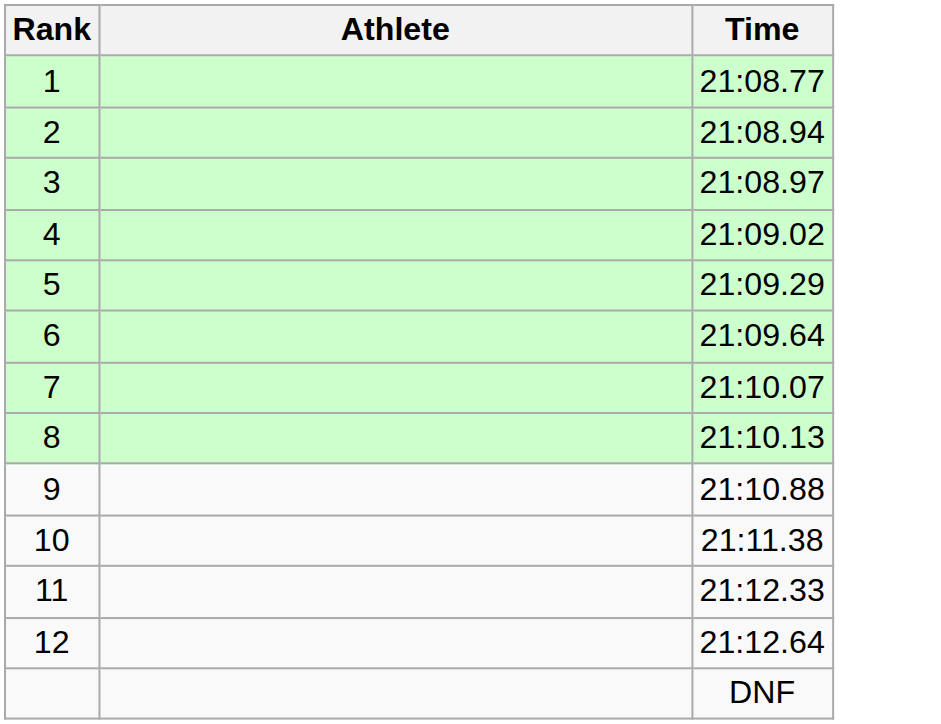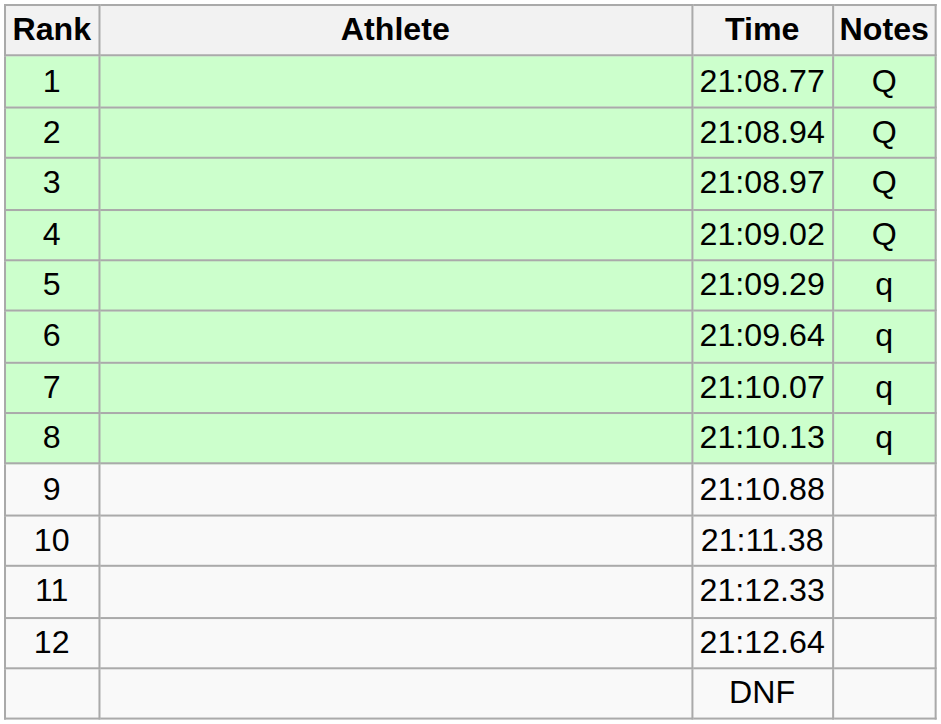+ column: (884, 30)
